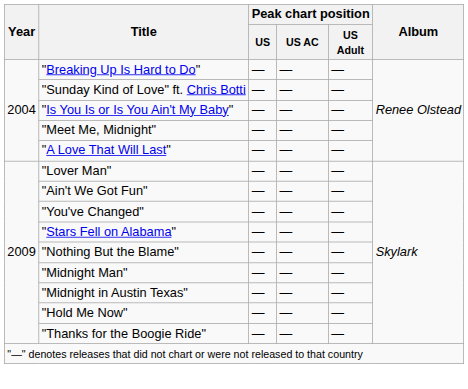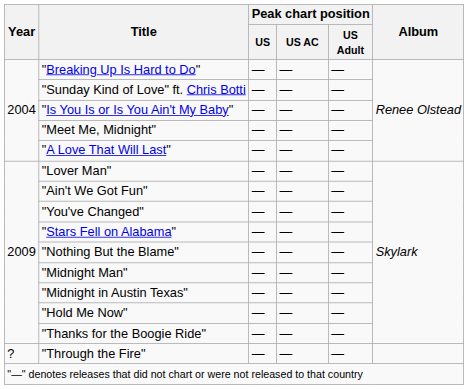+ row: (94, 353)
